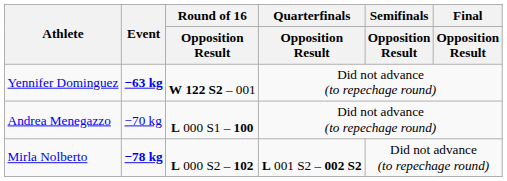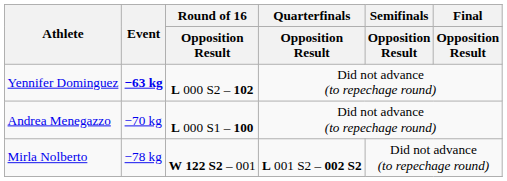(212, 90) W 122 S2 – 001 -> (212, 90) L 000 S2 – 102
(144, 157) bold -> (143, 157) normal
(212, 165) L 000 S2 – 102 -> (212, 165) W 122 S2 – 001
